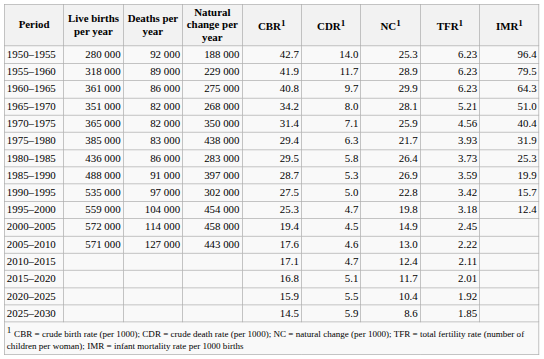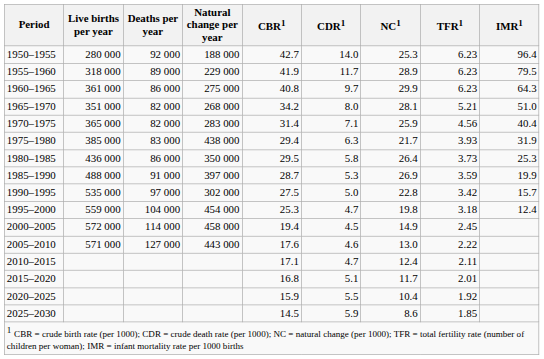(222, 123) 350 000 -> (222, 123) 283 000
(222, 158) 283 000 -> (222, 158) 350 000
